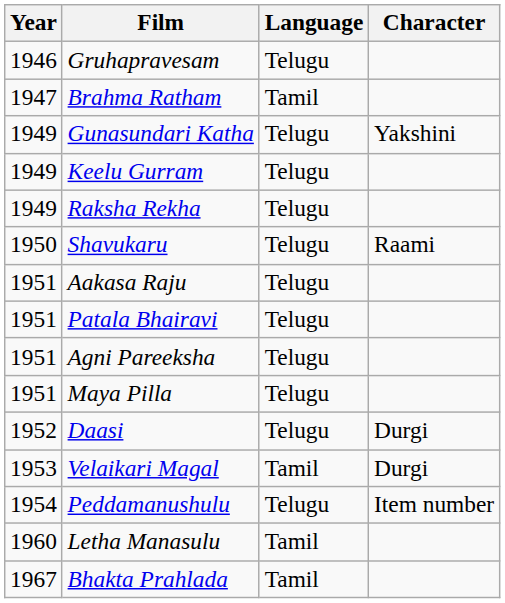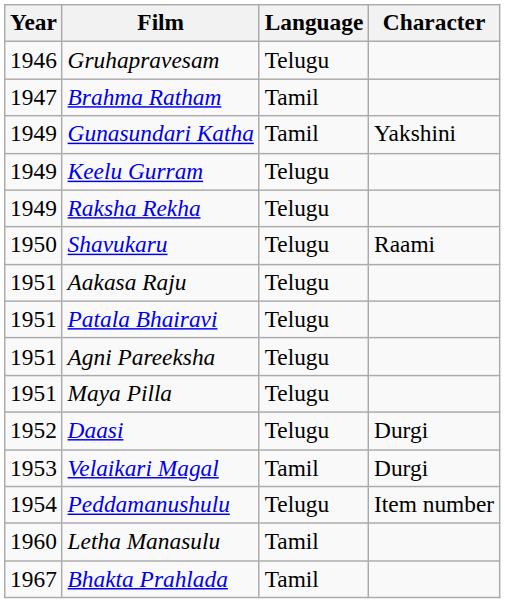(297, 134) Telugu -> (292, 134) Tamil
